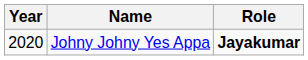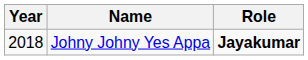(26, 42) 2020 -> (26, 42) 2018
